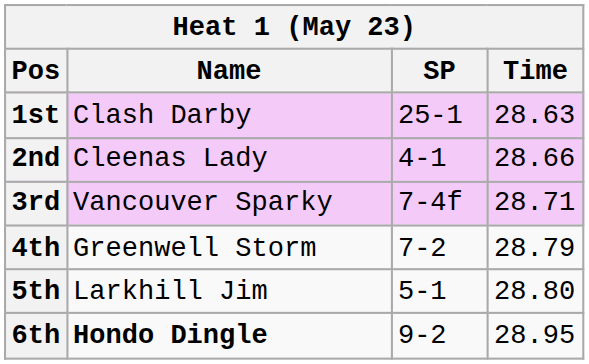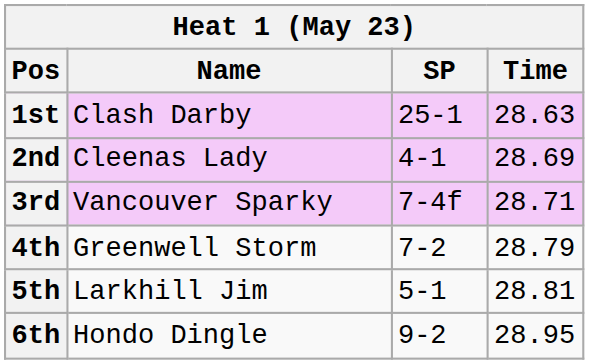(535, 159) 28.66 -> (535, 159) 28.69
(535, 291) 28.80 -> (535, 291) 28.81
(170, 336) bold -> (170, 336) normal
